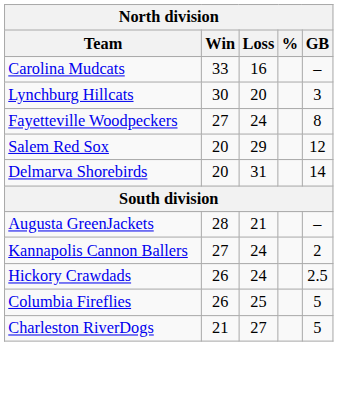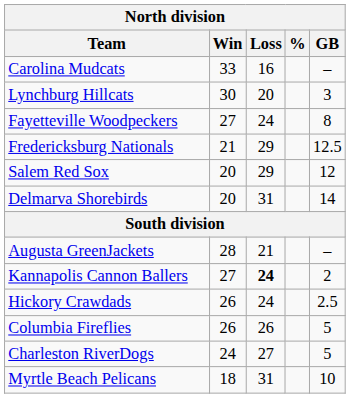+ row: (91, 146)
(258, 250) normal -> (266, 276) bold
(258, 302) 25 -> (266, 328) 26
(220, 328) 21 -> (228, 353) 24
+ row: (82, 379)
